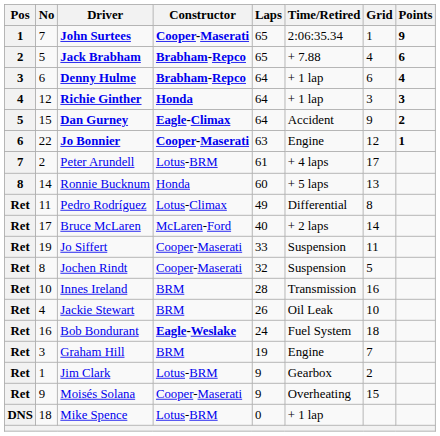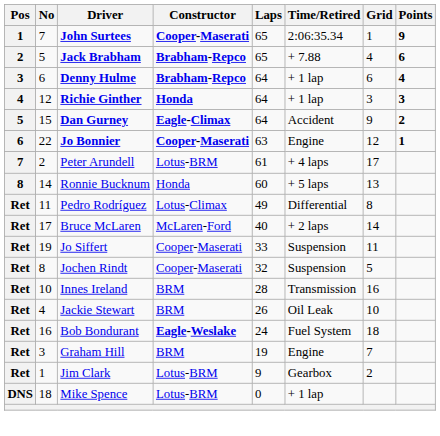- row: (98, 394)
